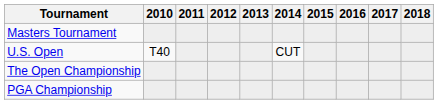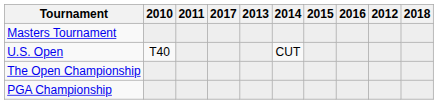columns swapped: (223, 14) <-> (385, 14)
